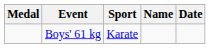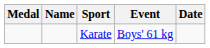columns swapped: (158, 14) <-> (73, 14)
